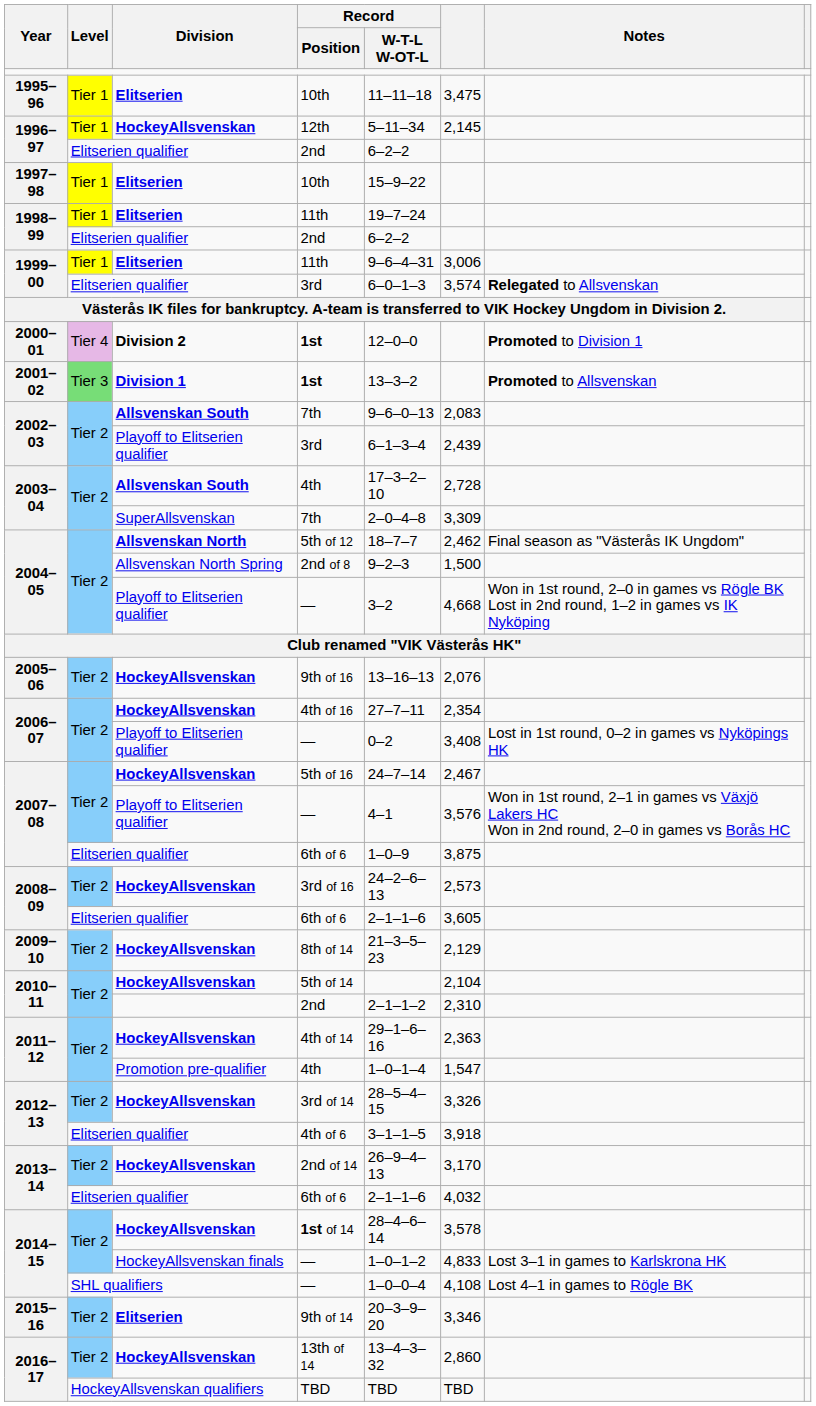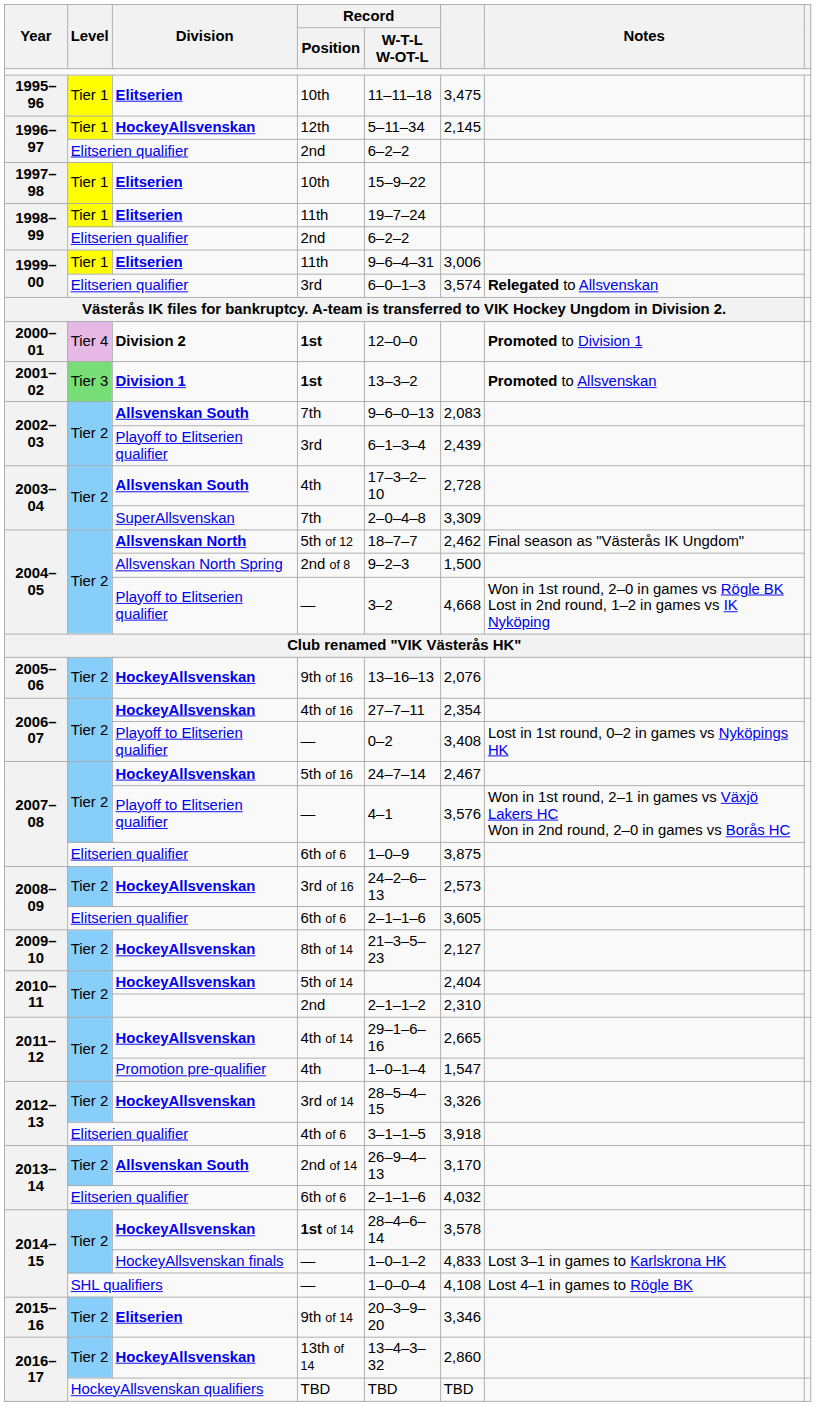(462, 950) 2,129 -> (462, 950) 2,127
(462, 982) 2,104 -> (462, 982) 2,404
(462, 1037) 2,363 -> (462, 1037) 2,665
(185, 1165) HockeyAllsvenskan -> (182, 1165) Allsvenskan South
